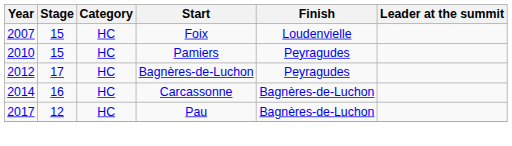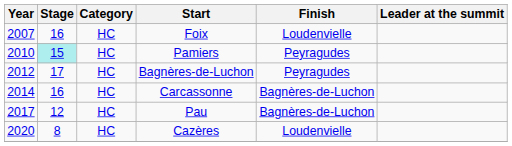(57, 33) 15 -> (57, 33) 16
(57, 53) no background -> (57, 53) paleturquoise background
+ row: (196, 131)
